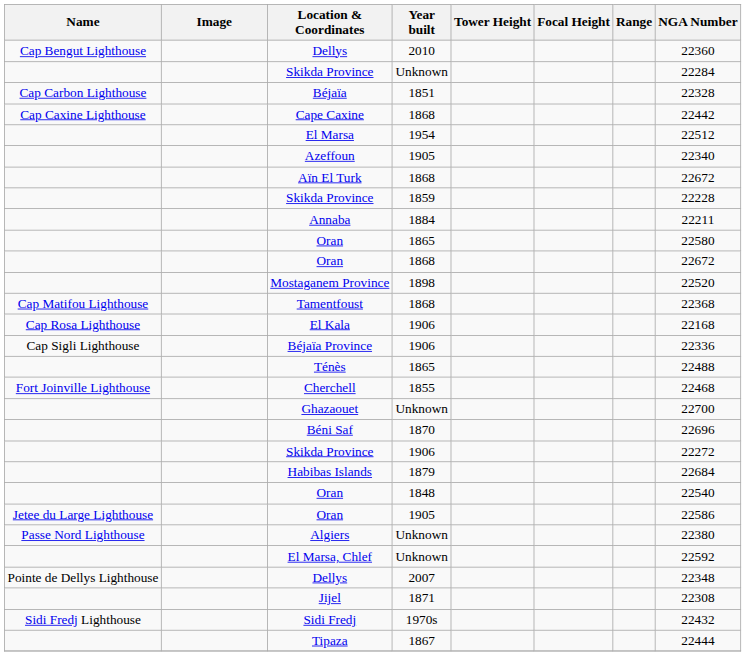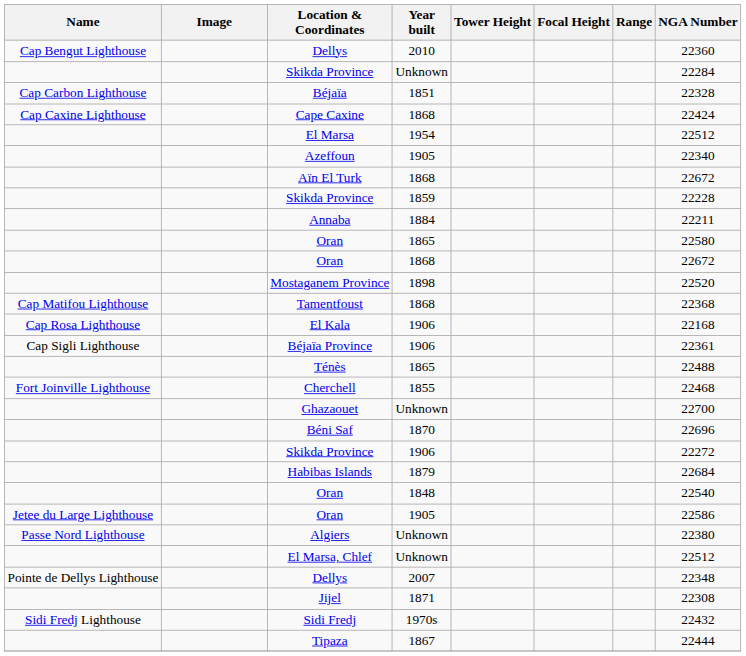(698, 114) 22442 -> (698, 114) 22424
(698, 345) 22336 -> (698, 345) 22361
(698, 556) 22592 -> (698, 556) 22512
